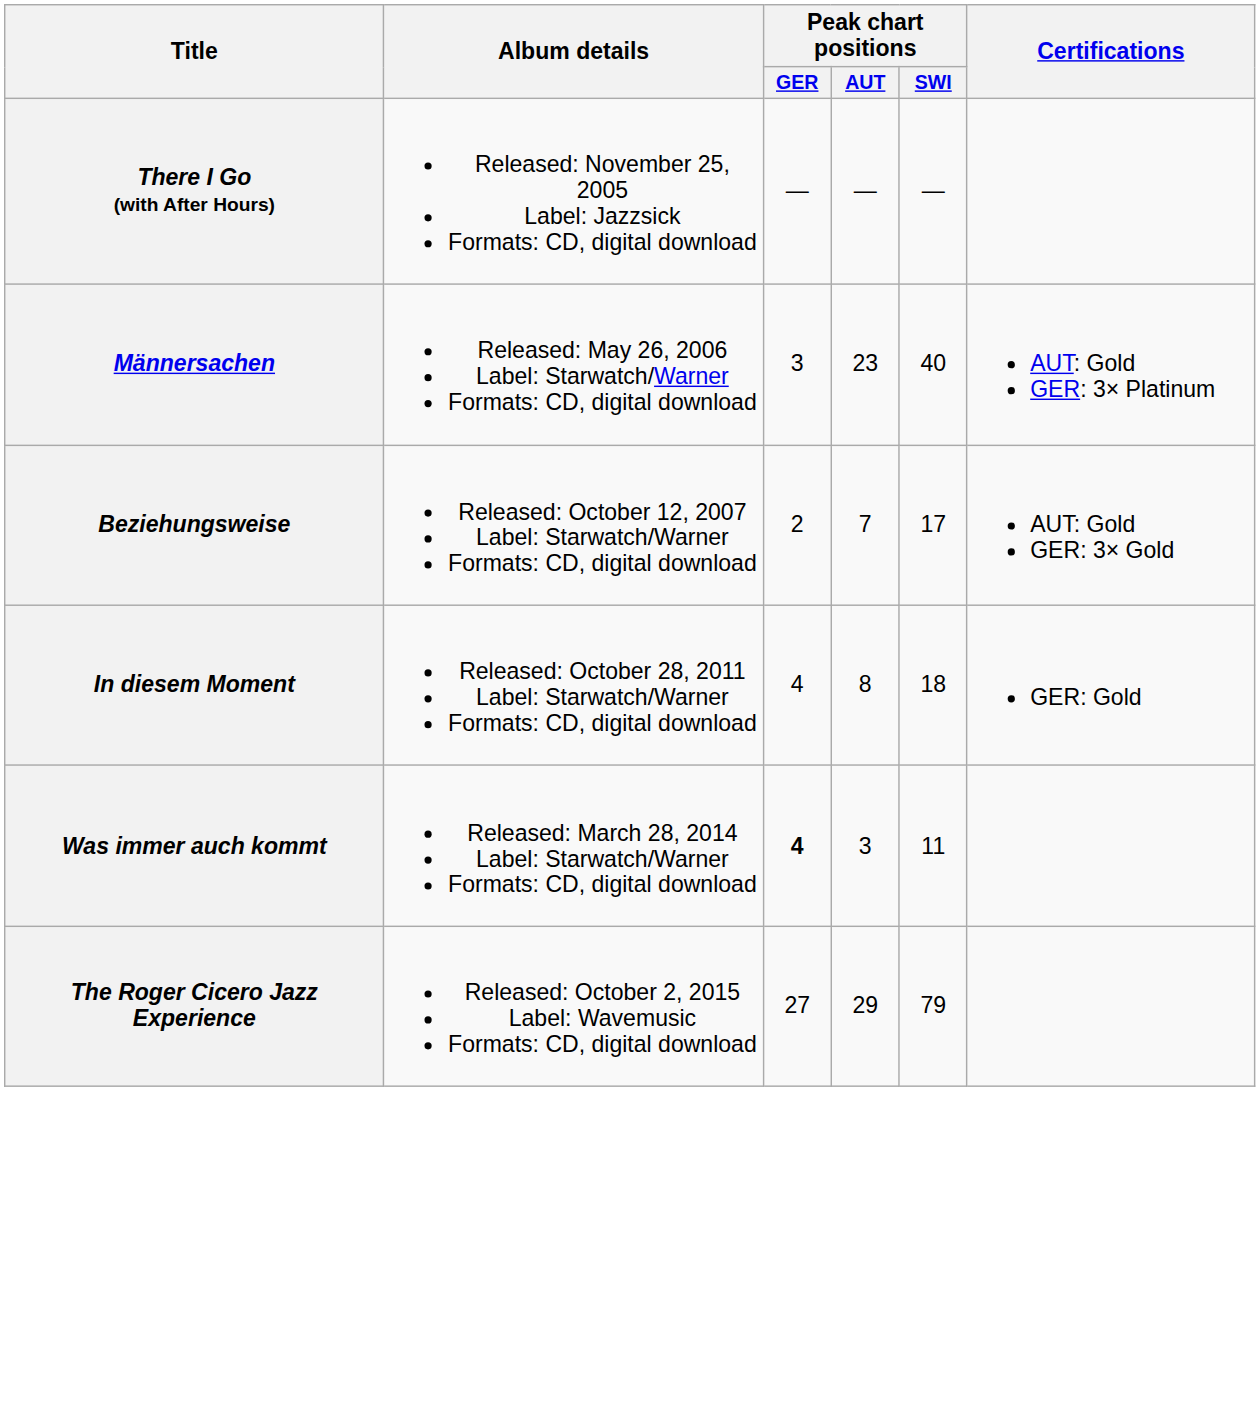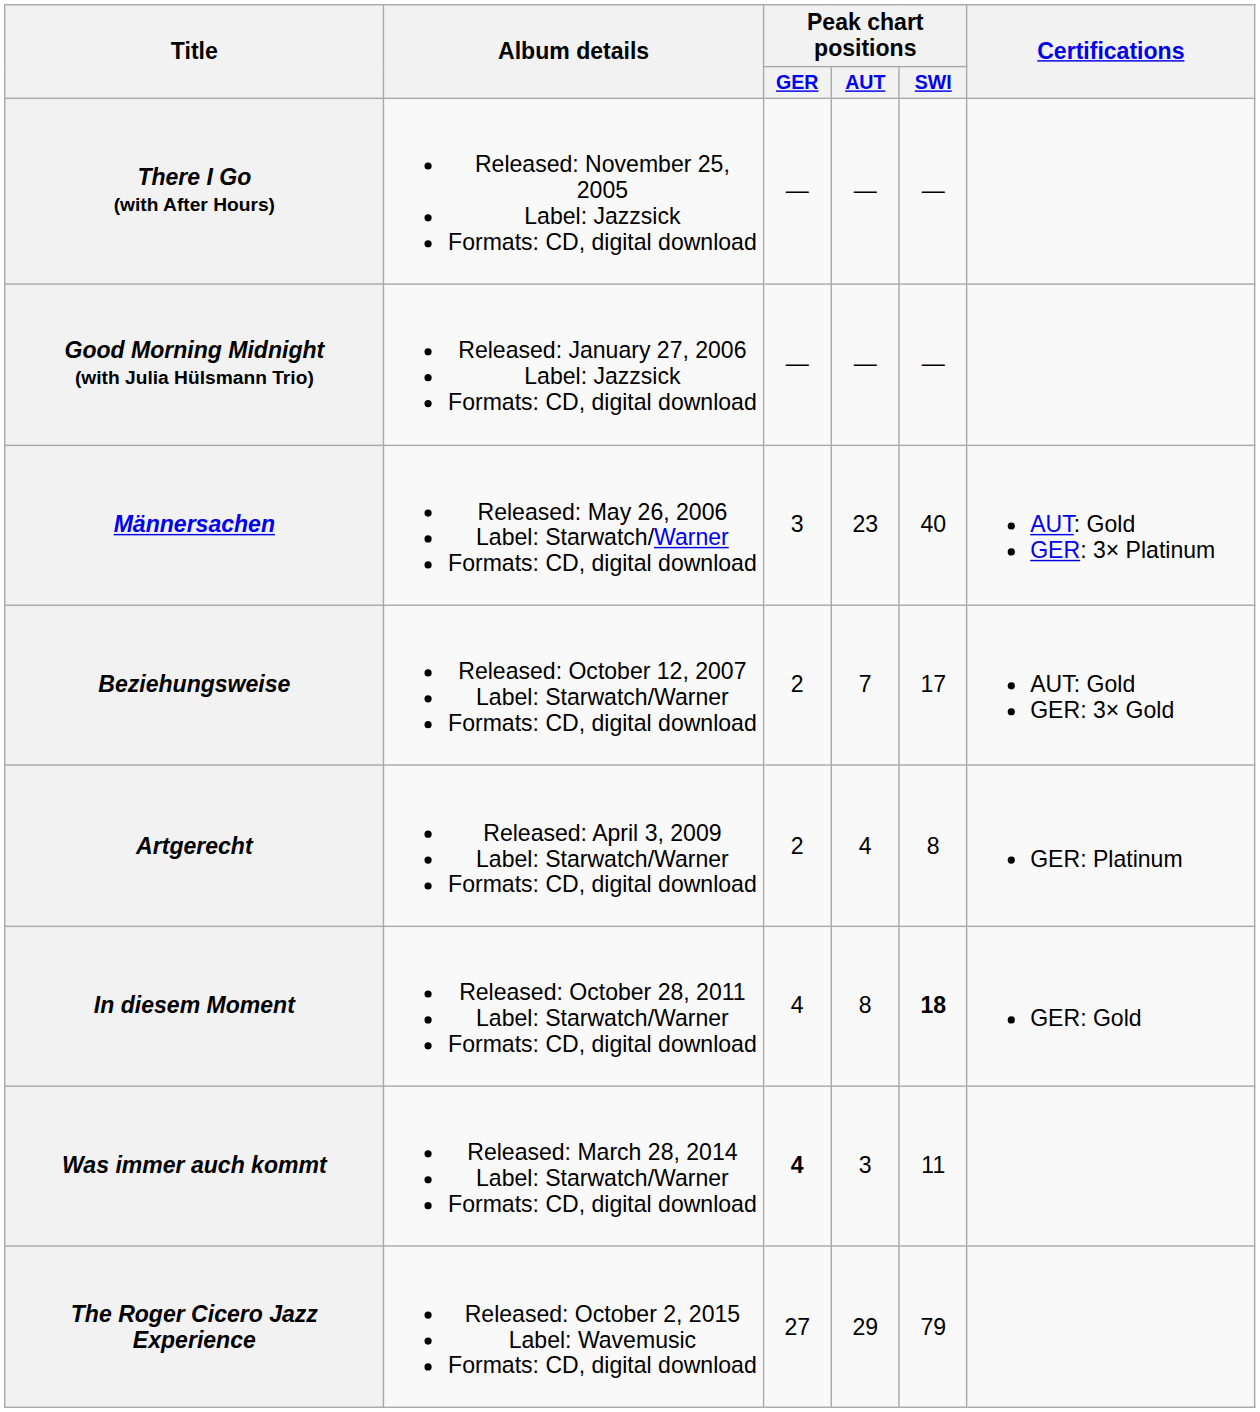+ row: (194, 364)
+ row: (194, 845)
(933, 685) normal -> (933, 1005) bold
